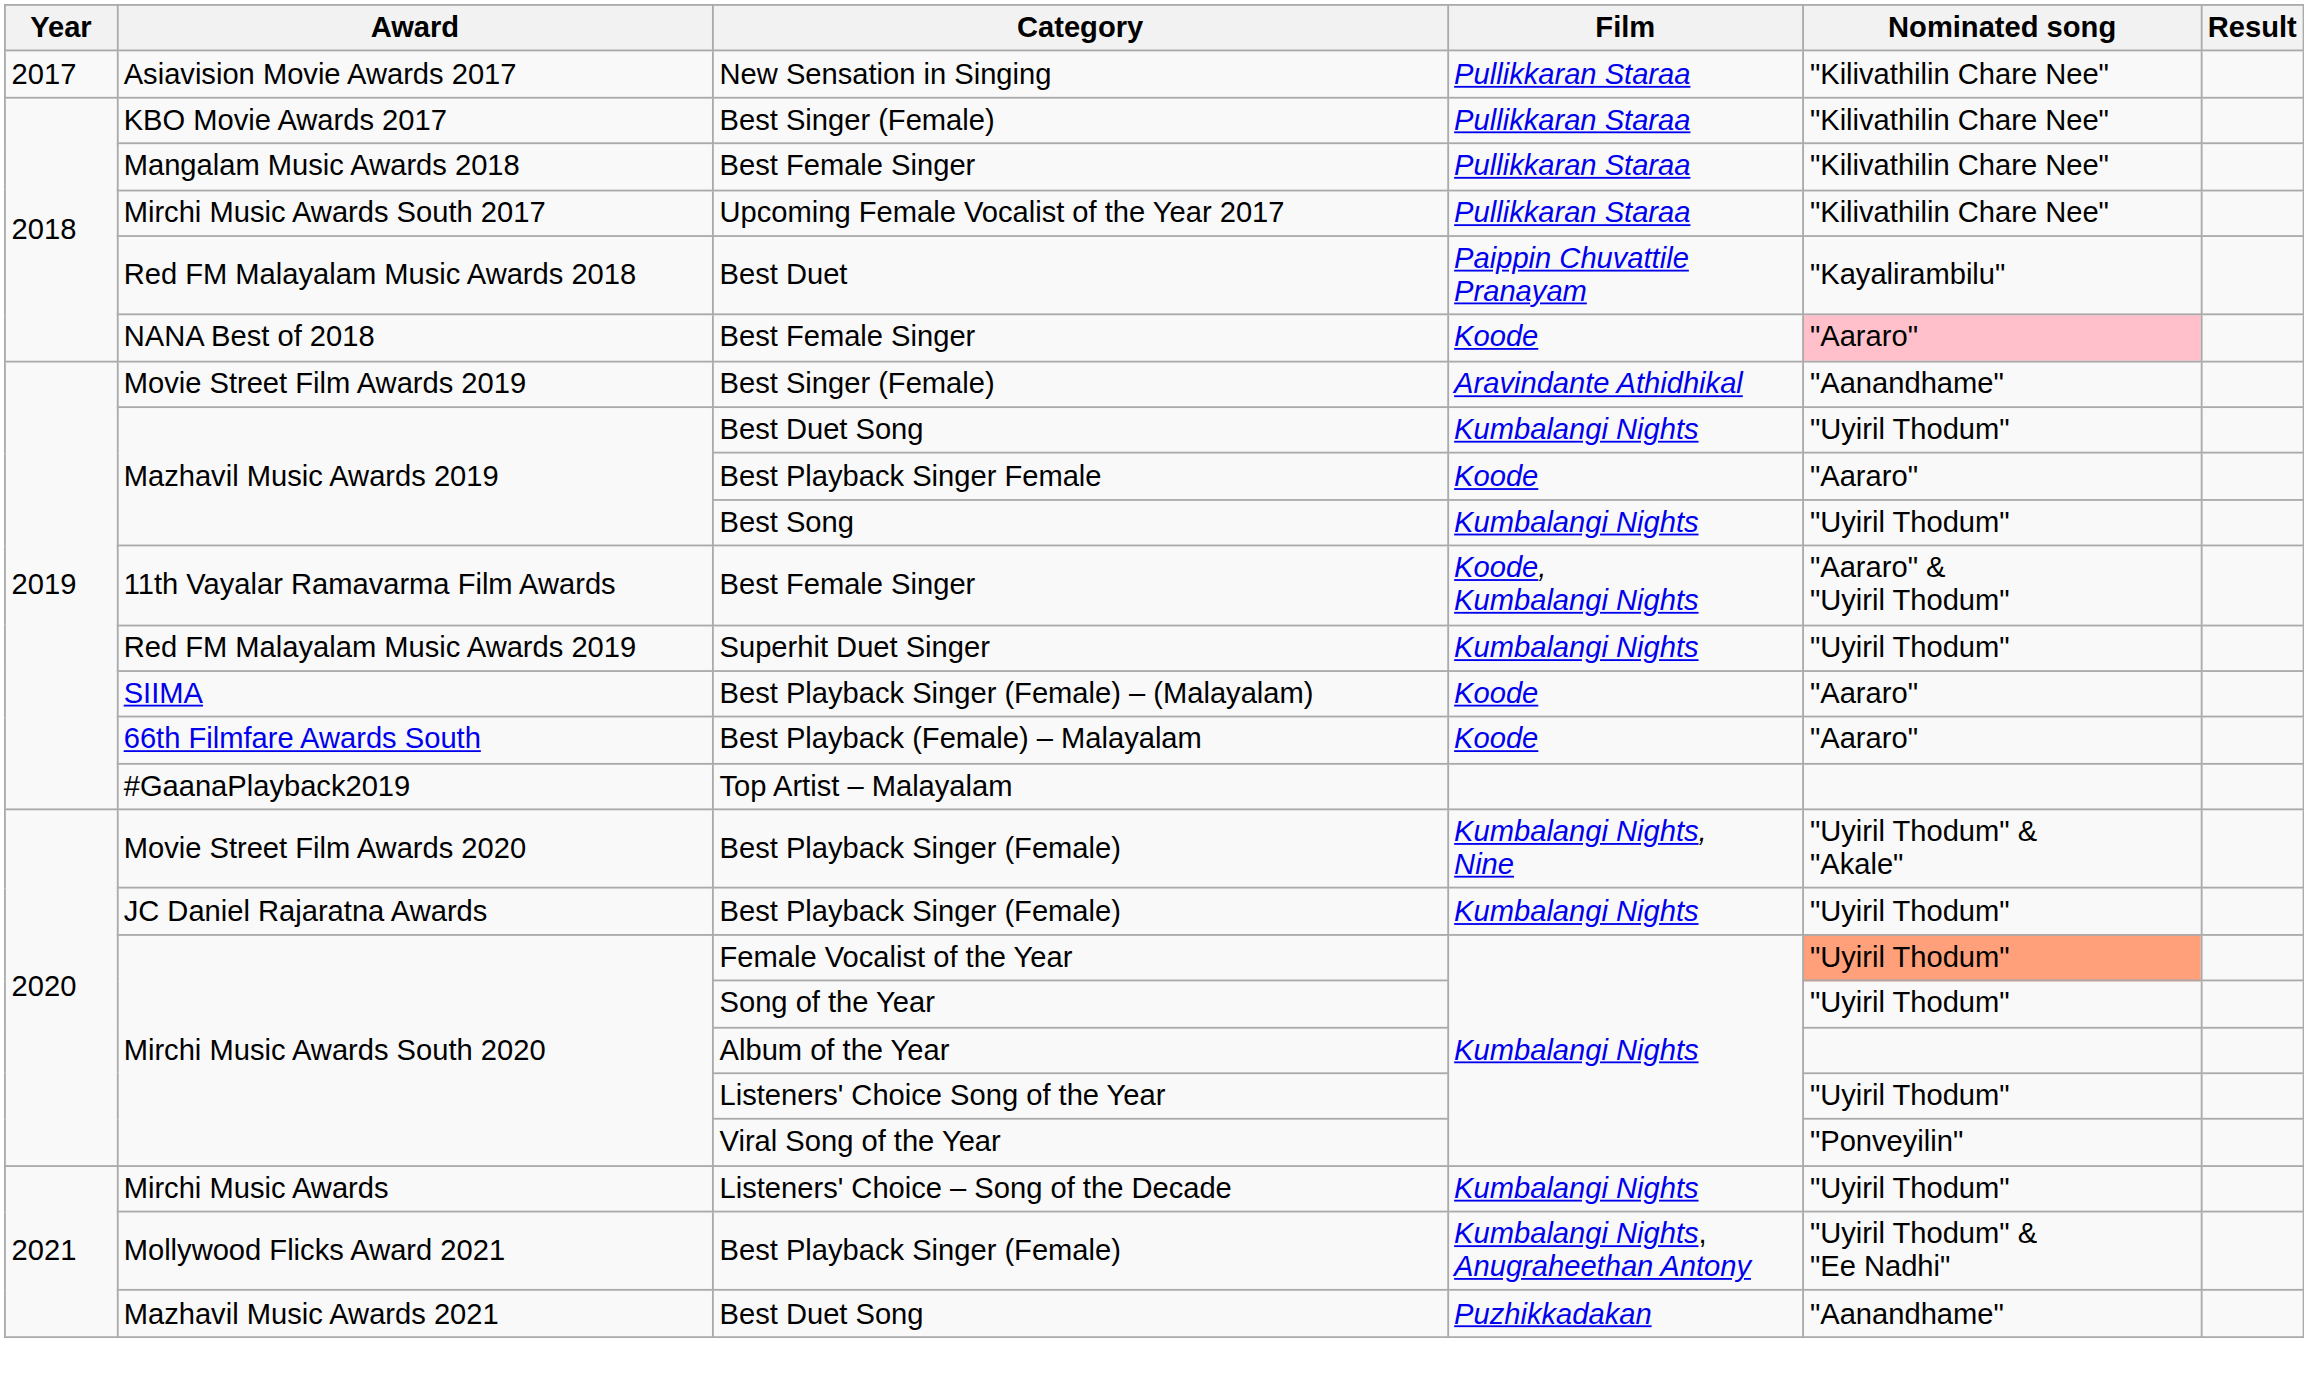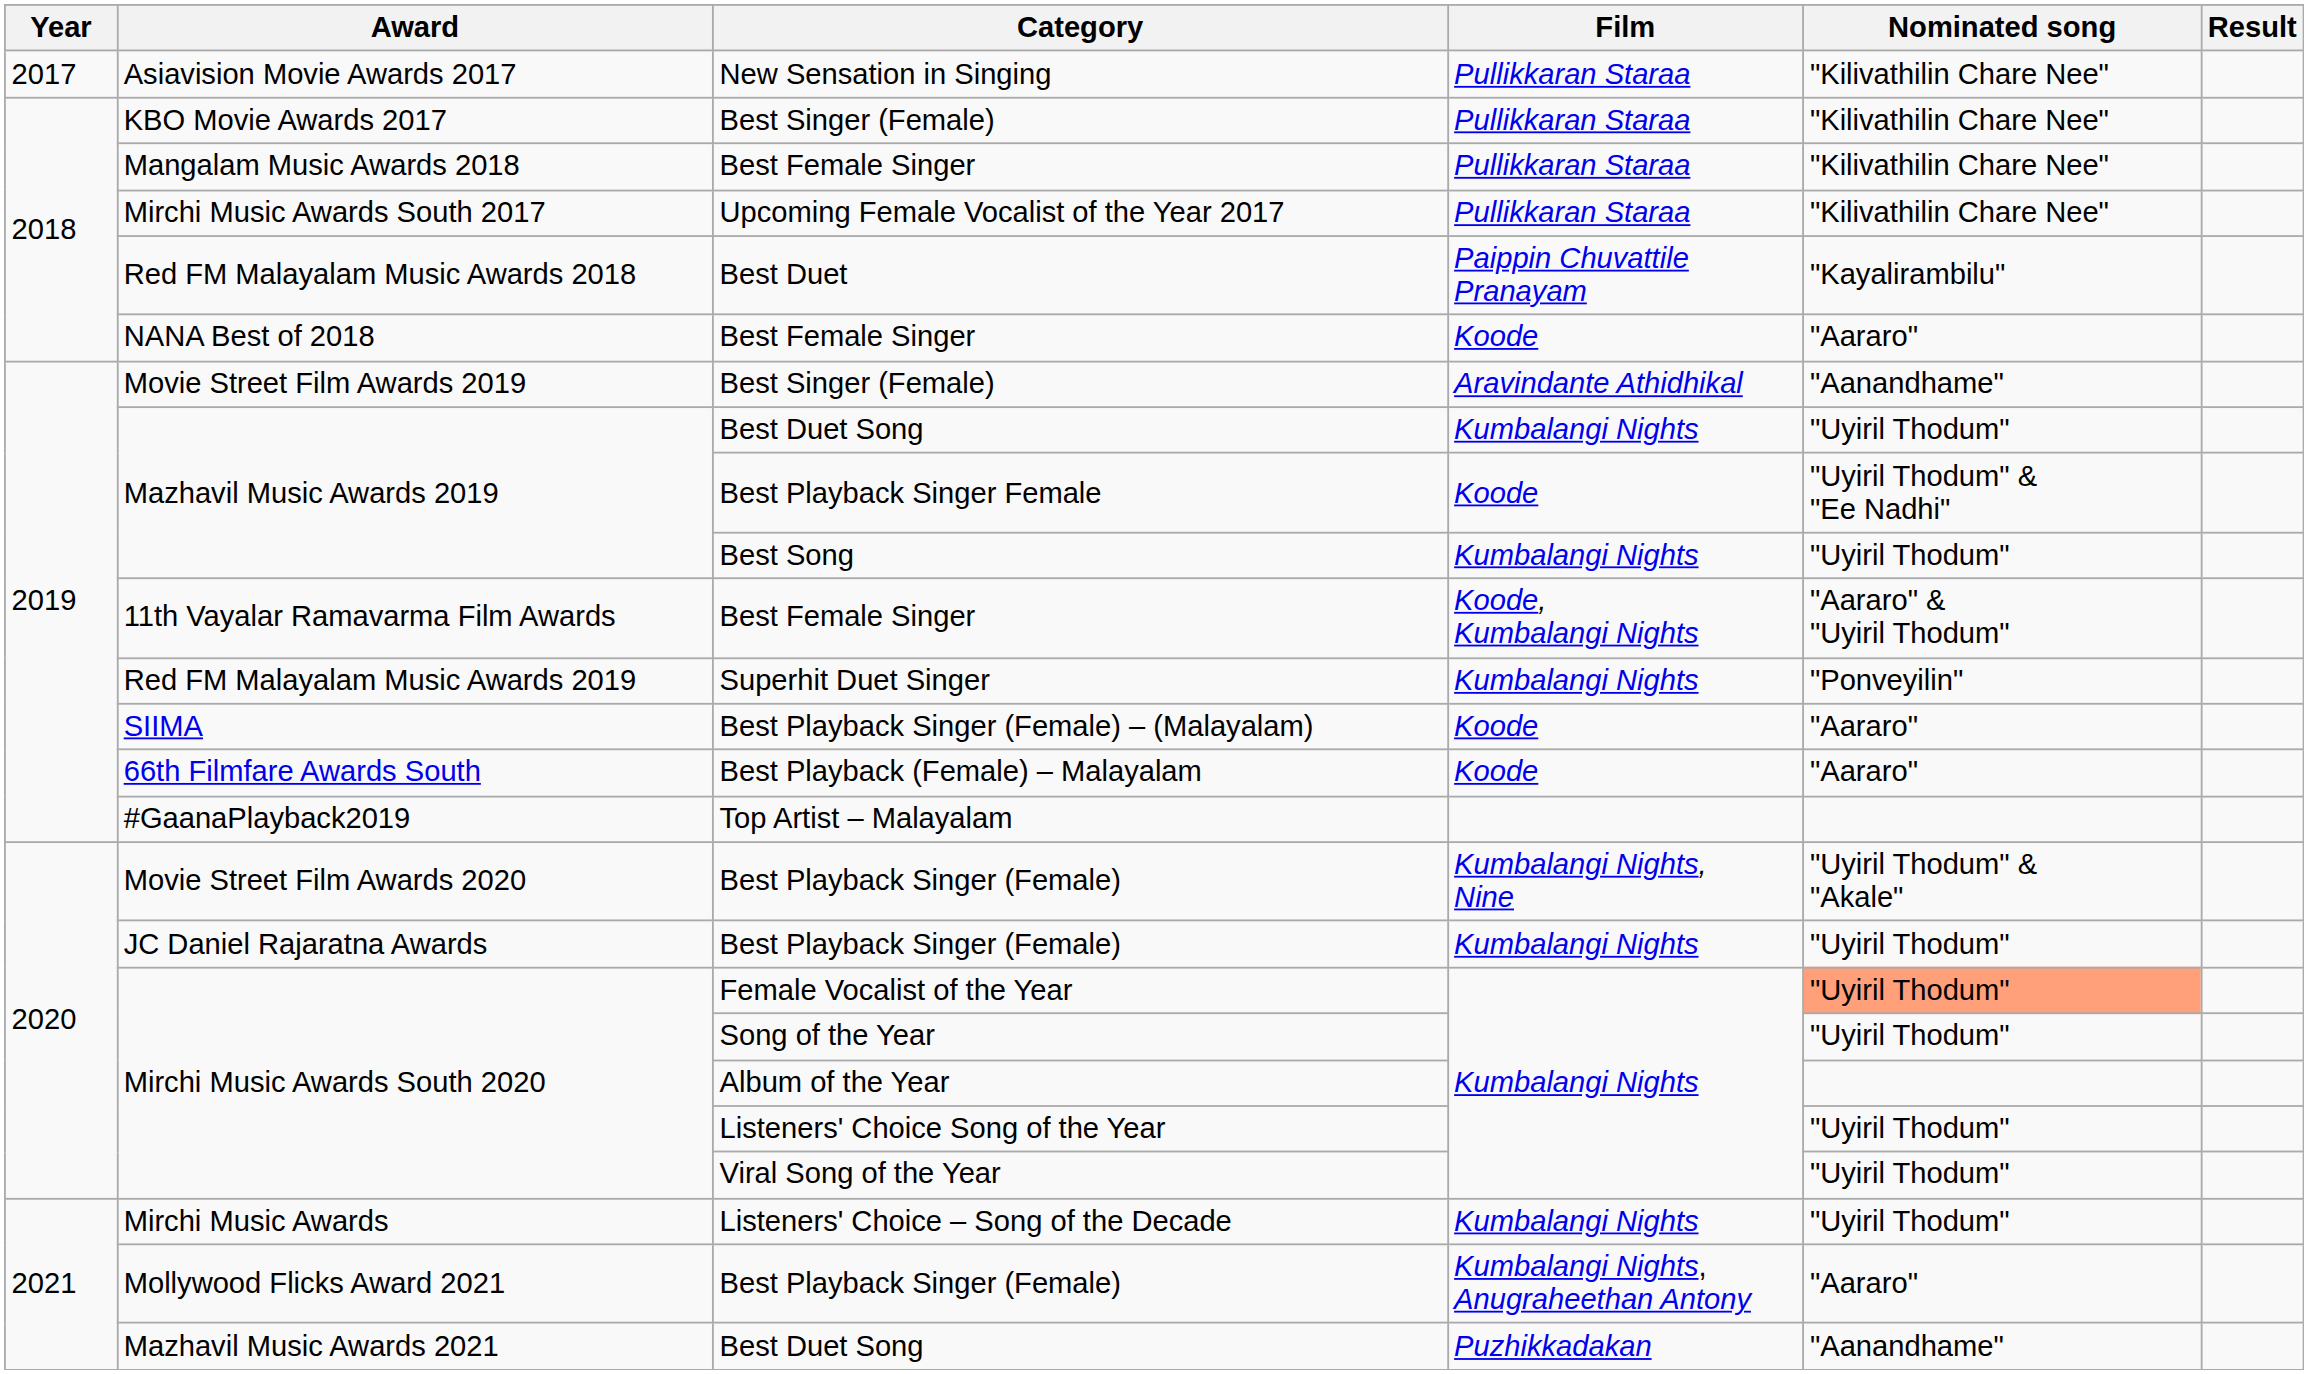(1864, 337) pink background -> (1864, 337) no background
(1864, 475) "Aararo" -> (1924, 492) "Uyiril Thodum" & "Ee Nadhi"
(1910, 647) "Uyiril Thodum" -> (1887, 680) "Ponveyilin"
(1887, 1141) "Ponveyilin" -> (1910, 1174) "Uyiril Thodum"
(1924, 1250) "Uyiril Thodum" & "Ee Nadhi" -> (1864, 1283) "Aararo"
